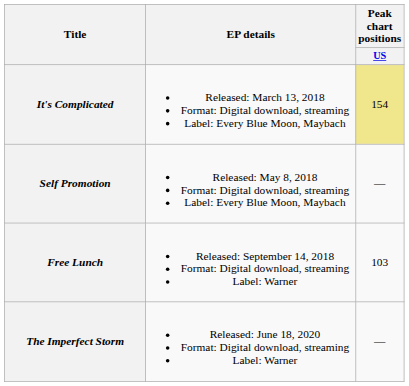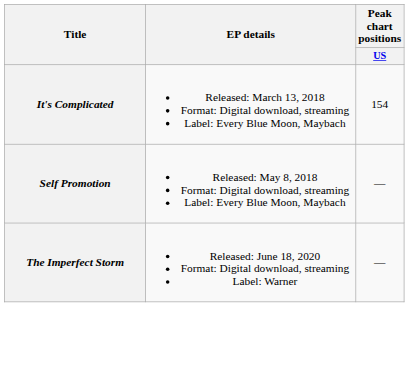(380, 104) khaki background -> (380, 104) no background
- row: (75, 262)
